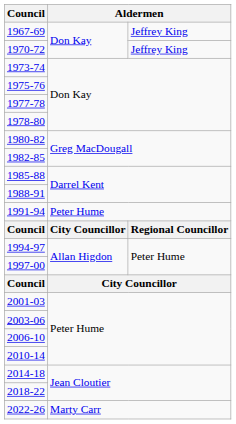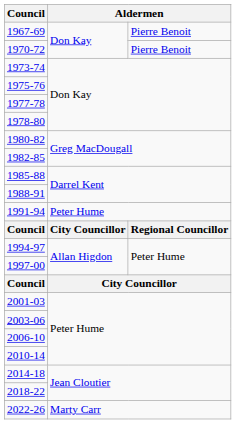(159, 31) Jeffrey King -> (161, 31) Pierre Benoit
(159, 49) Jeffrey King -> (161, 49) Pierre Benoit
